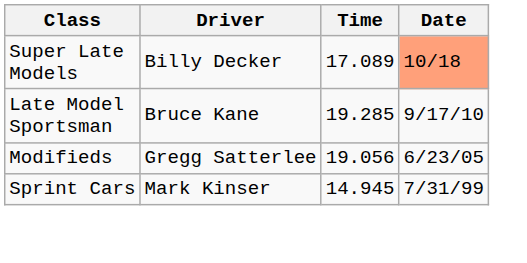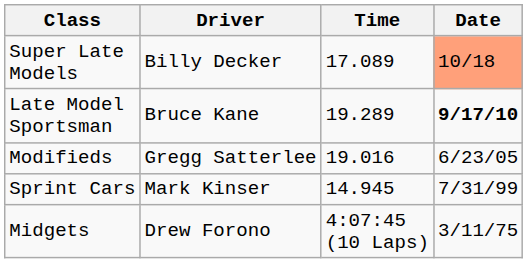(360, 116) 19.285 -> (360, 116) 19.289
(444, 116) normal -> (478, 116) bold
(360, 158) 19.056 -> (360, 158) 19.016
+ row: (49, 231)
